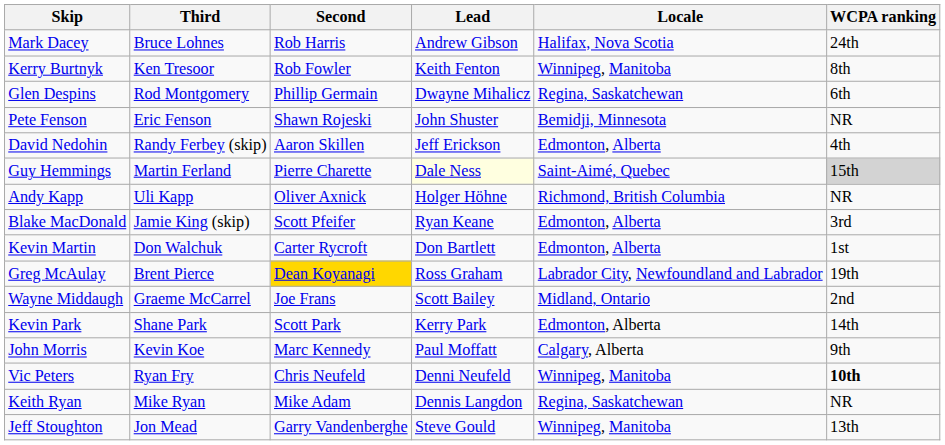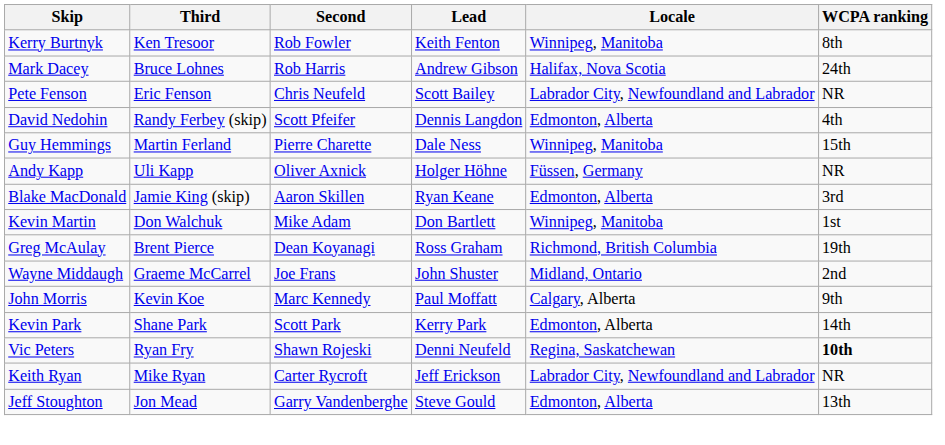rows swapped: (56, 68) <-> (48, 42)
- row: (52, 94)
(323, 119) Shawn Rojeski -> (320, 94) Chris Neufeld
(457, 119) John Shuster -> (455, 94) Scott Bailey
(602, 119) Bemidji, Minnesota -> (672, 94) Labrador City, Newfoundland and Labrador
(319, 145) Aaron Skillen -> (315, 119) Scott Pfeifer
(458, 145) Jeff Erickson -> (469, 119) Dennis Langdon
(448, 171) lightyellow background -> (448, 145) no background
(604, 171) Saint-Aimé, Quebec -> (596, 145) Winnipeg, Manitoba
(844, 171) lightgrey background -> (836, 145) no background
(631, 196) Richmond, British Columbia -> (586, 171) Füssen, Germany
(315, 222) Scott Pfeifer -> (319, 196) Aaron Skillen
(321, 247) Carter Rycroft -> (312, 222) Mike Adam
(599, 247) Edmonton, Alberta -> (596, 222) Winnipeg, Manitoba
(324, 273) gold background -> (324, 247) no background
(680, 273) Labrador City, Newfoundland and Labrador -> (623, 247) Richmond, British Columbia
(455, 299) Scott Bailey -> (457, 273) John Shuster
rows swapped: (48, 350) <-> (45, 324)
(320, 376) Chris Neufeld -> (323, 350) Shawn Rojeski
(604, 376) Winnipeg, Manitoba -> (602, 350) Regina, Saskatchewan
(312, 401) Mike Adam -> (321, 376) Carter Rycroft
(469, 401) Dennis Langdon -> (458, 376) Jeff Erickson
(610, 401) Regina, Saskatchewan -> (672, 376) Labrador City, Newfoundland and Labrador
(604, 427) Winnipeg, Manitoba -> (591, 401) Edmonton, Alberta
